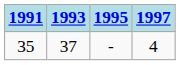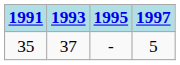(153, 45) 4 -> (153, 45) 5
